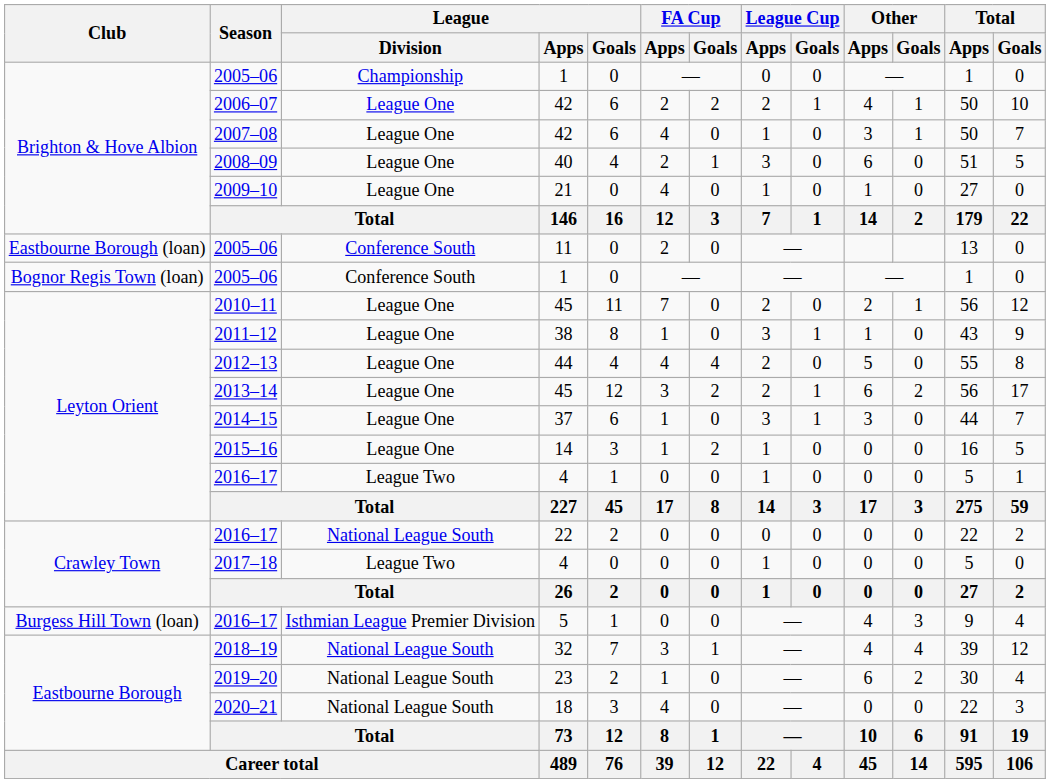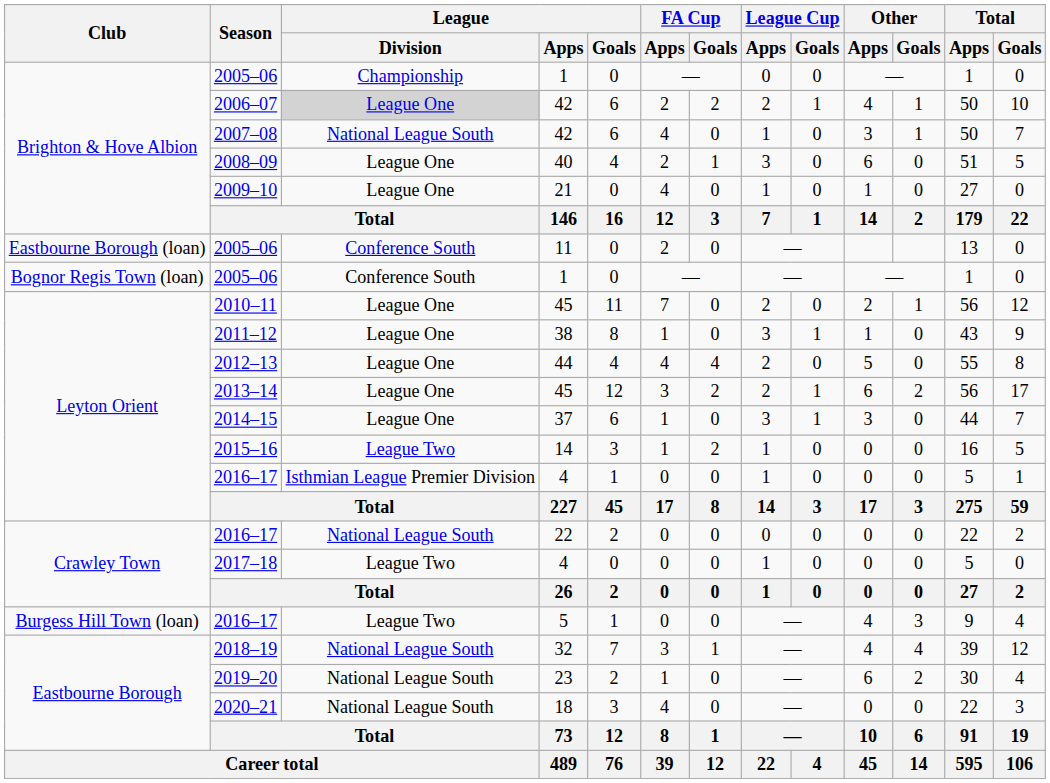(410, 104) no background -> (410, 104) lightgrey background
(410, 133) League One -> (410, 133) National League South
(410, 448) League One -> (410, 448) League Two
(410, 477) League Two -> (410, 477) Isthmian League Premier Division
(410, 620) Isthmian League Premier Division -> (410, 620) League Two
